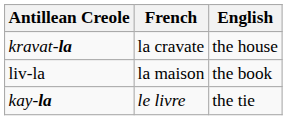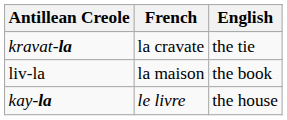(245, 45) the house -> (234, 45) the tie
(234, 100) the tie -> (245, 100) the house
